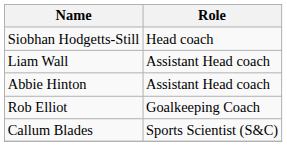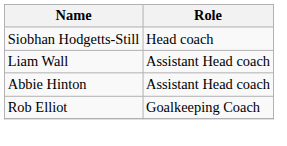- row: (50, 130)
